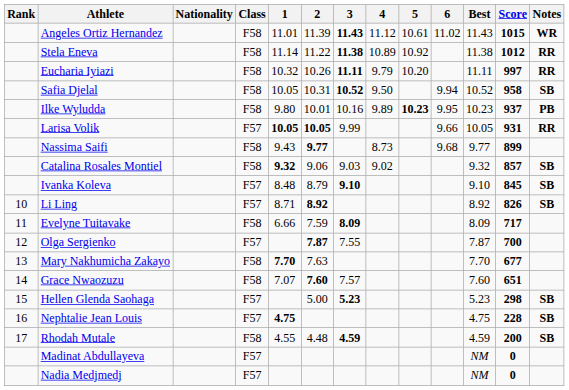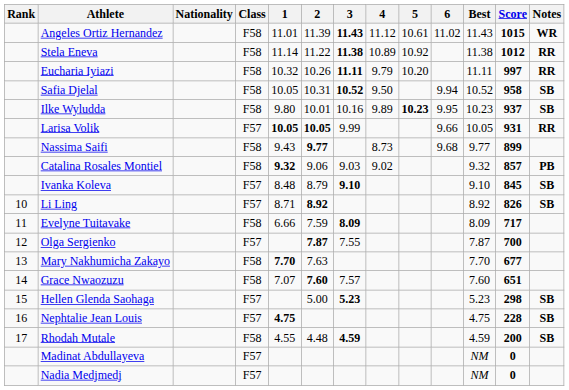(547, 109) PB -> (547, 109) SB
(547, 166) SB -> (547, 166) PB
